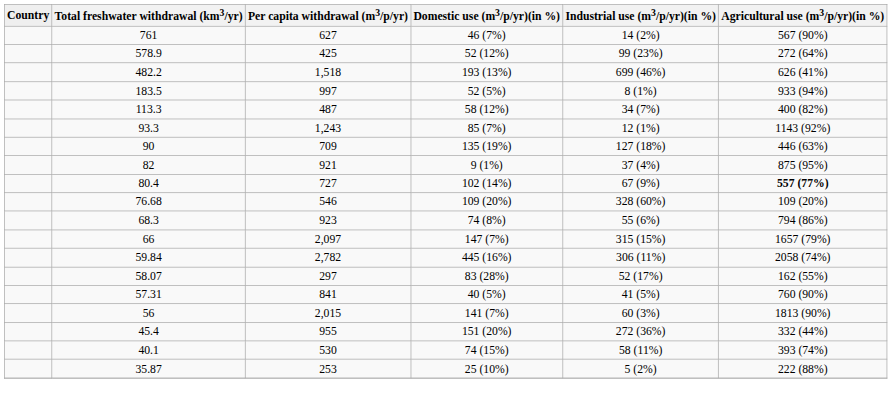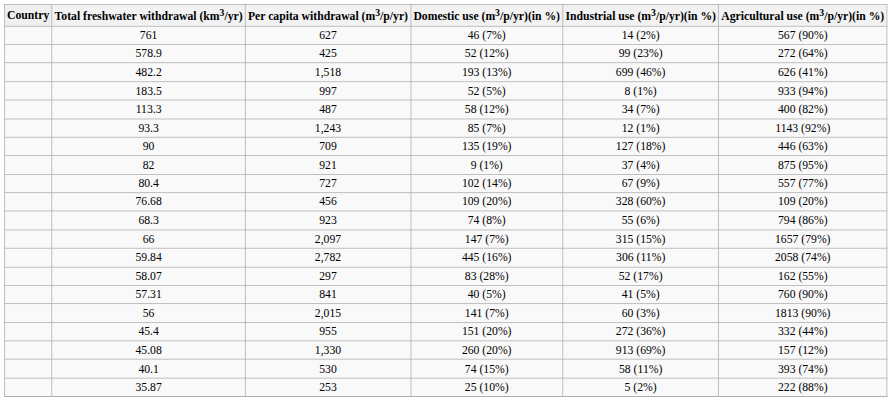(803, 183) bold -> (803, 183) normal
(328, 202) 546 -> (328, 202) 456
+ row: (149, 350)
